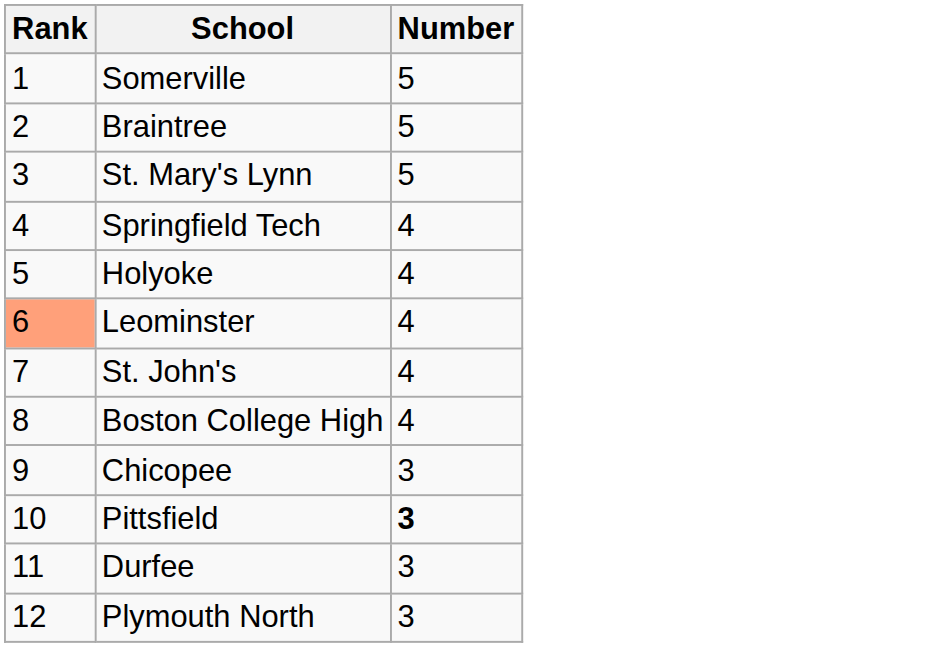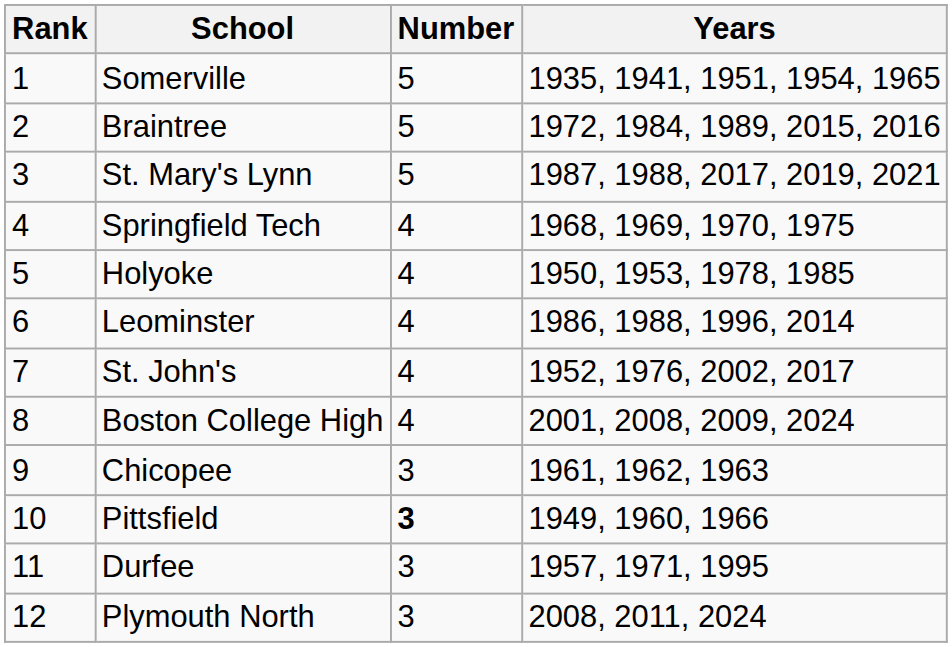+ column: (735, 28)
(21, 322) lightsalmon background -> (21, 322) no background
